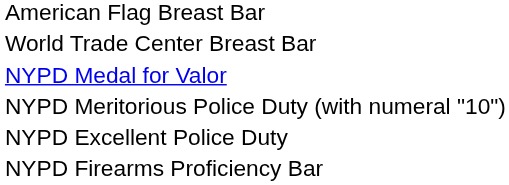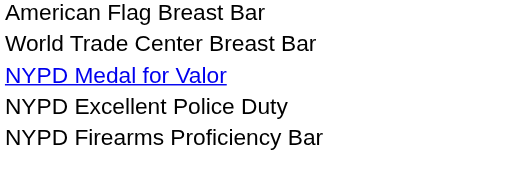- row: (255, 106)
